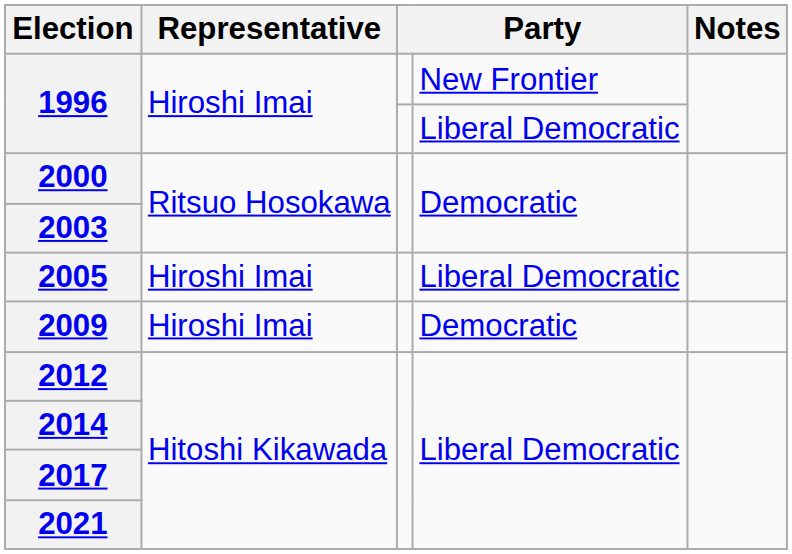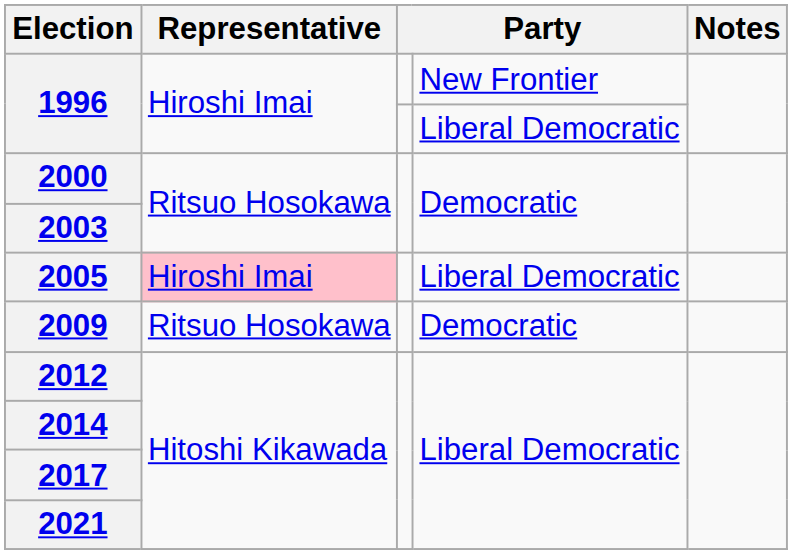(230, 276) no background -> (230, 276) pink background
(230, 326) Hiroshi Imai -> (269, 326) Ritsuo Hosokawa
